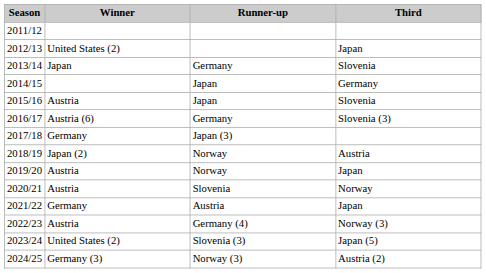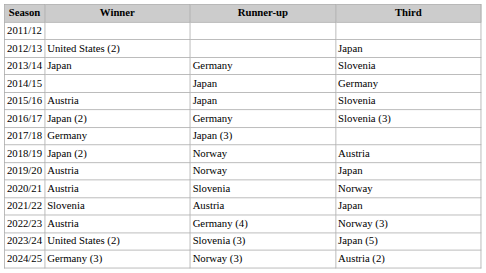(71, 118) Austria (6) -> (67, 118) Japan (2)
(67, 206) Germany -> (66, 206) Slovenia
